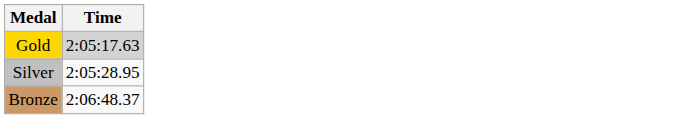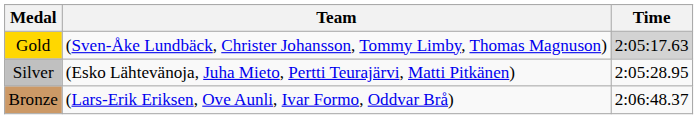+ column: (336, 18)
